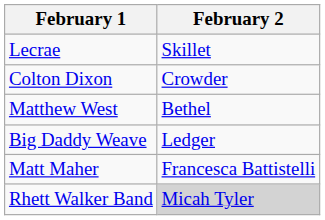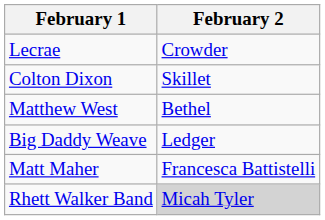(186, 49) Skillet -> (195, 49) Crowder
(195, 79) Crowder -> (186, 79) Skillet
